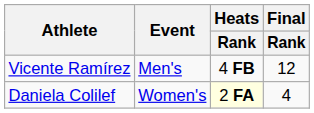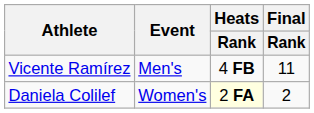(286, 69) 12 -> (286, 69) 11
(286, 95) 4 -> (286, 95) 2
